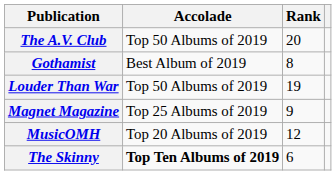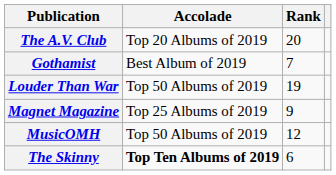(197, 39) Top 50 Albums of 2019 -> (197, 39) Top 20 Albums of 2019
(290, 63) 8 -> (290, 63) 7
(197, 134) Top 20 Albums of 2019 -> (197, 134) Top 50 Albums of 2019
